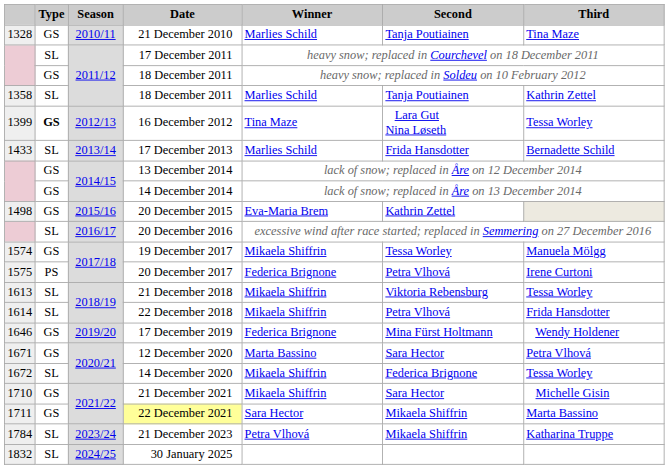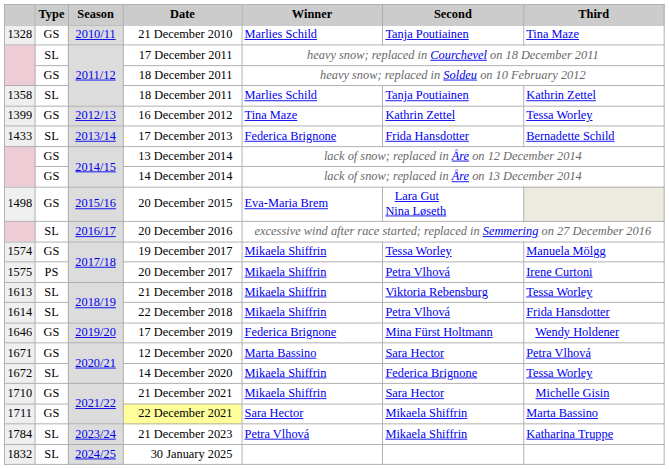(51, 122) bold -> (51, 115) normal
(416, 122) Lara Gut Nina Løseth -> (420, 115) Kathrin Zettel
(281, 150) Marlies Schild -> (290, 135) Federica Brignone
(420, 211) Kathrin Zettel -> (416, 203) Lara Gut Nina Løseth
(290, 271) Federica Brignone -> (285, 271) Mikaela Shiffrin
